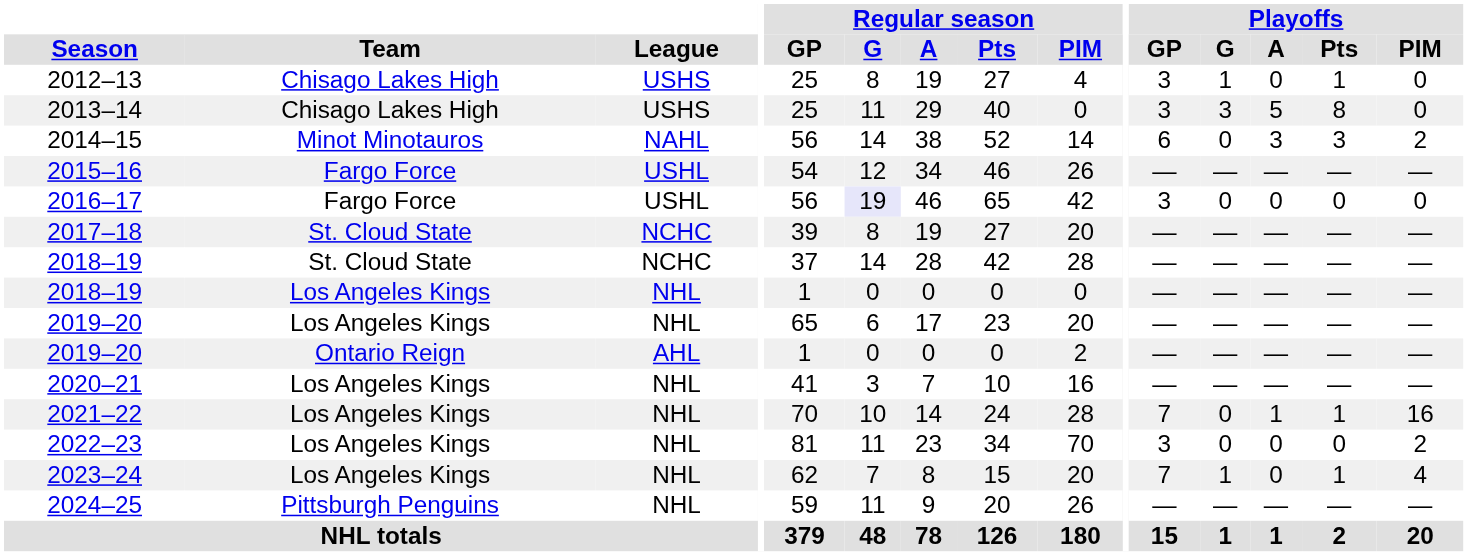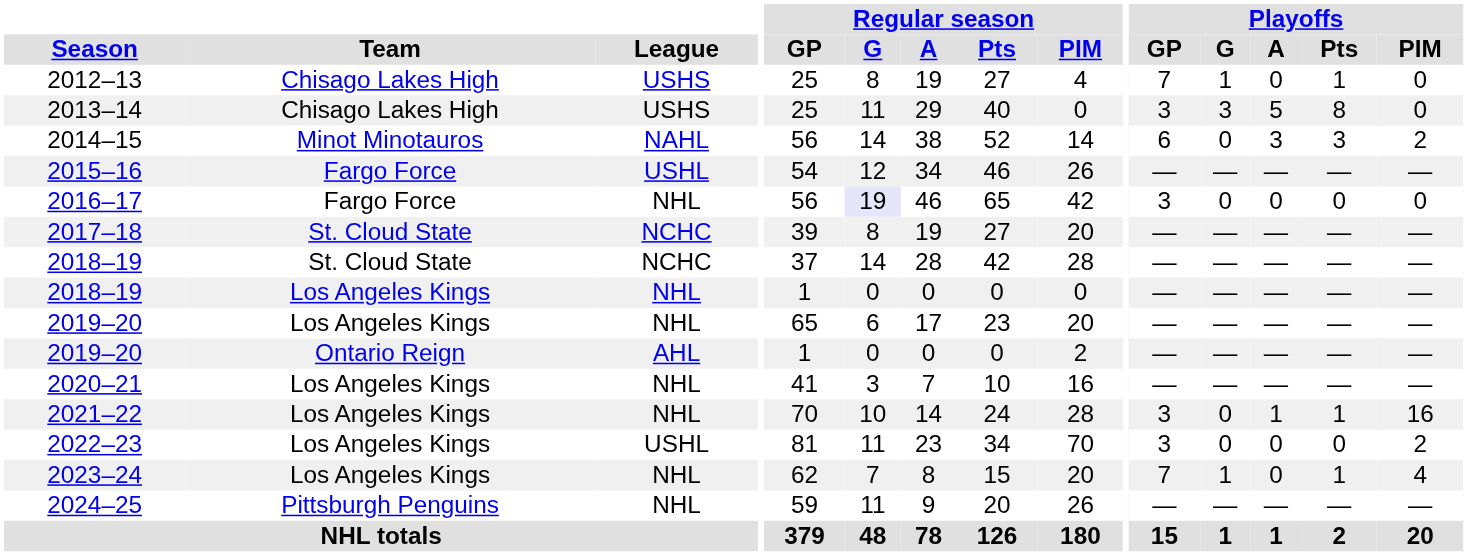(1164, 79) 3 -> (1164, 79) 7
(677, 201) USHL -> (677, 201) NHL
(1164, 414) 7 -> (1164, 414) 3
(677, 444) NHL -> (677, 444) USHL
